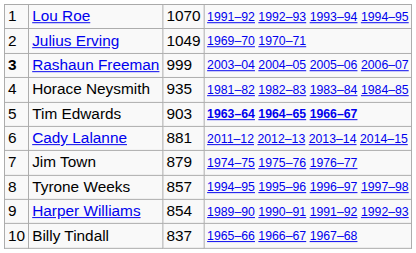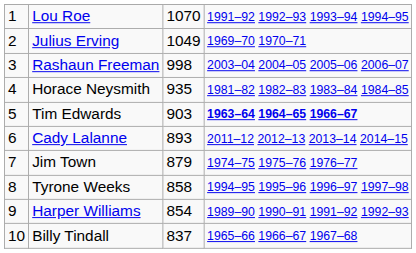(12, 65) bold -> (12, 65) normal
(179, 65) 999 -> (179, 65) 998
(179, 138) 881 -> (179, 138) 893
(179, 187) 857 -> (179, 187) 858
